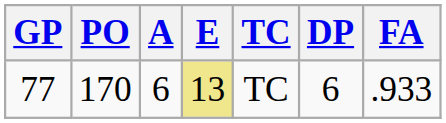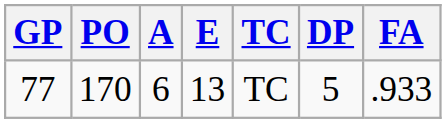(208, 88) khaki background -> (208, 88) no background
(330, 88) 6 -> (330, 88) 5
